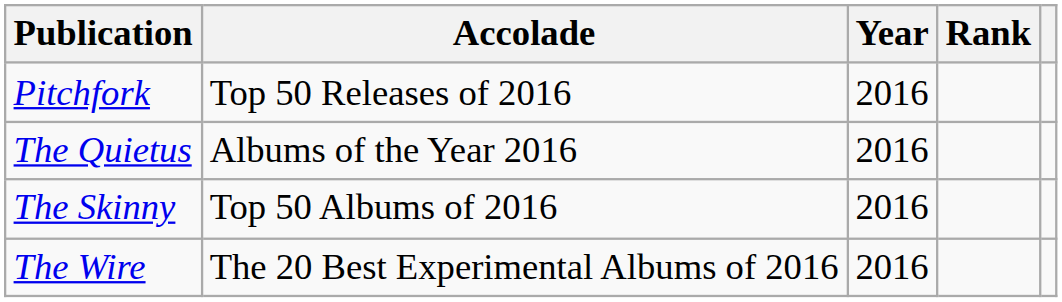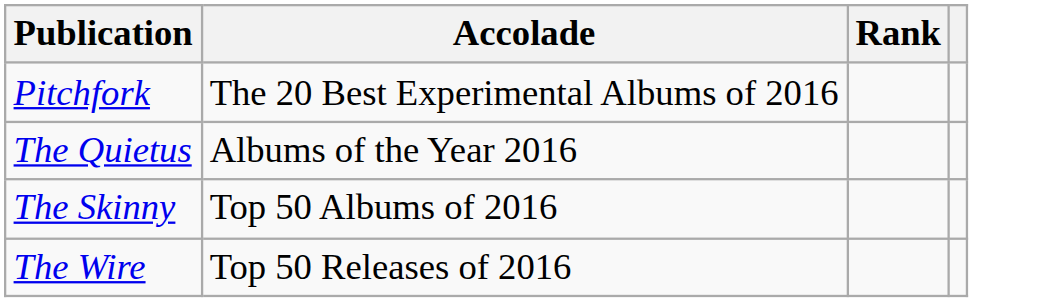- column: (892, 33)
(391, 91) Top 50 Releases of 2016 -> (524, 91) The 20 Best Experimental Albums of 2016
(524, 265) The 20 Best Experimental Albums of 2016 -> (391, 265) Top 50 Releases of 2016
